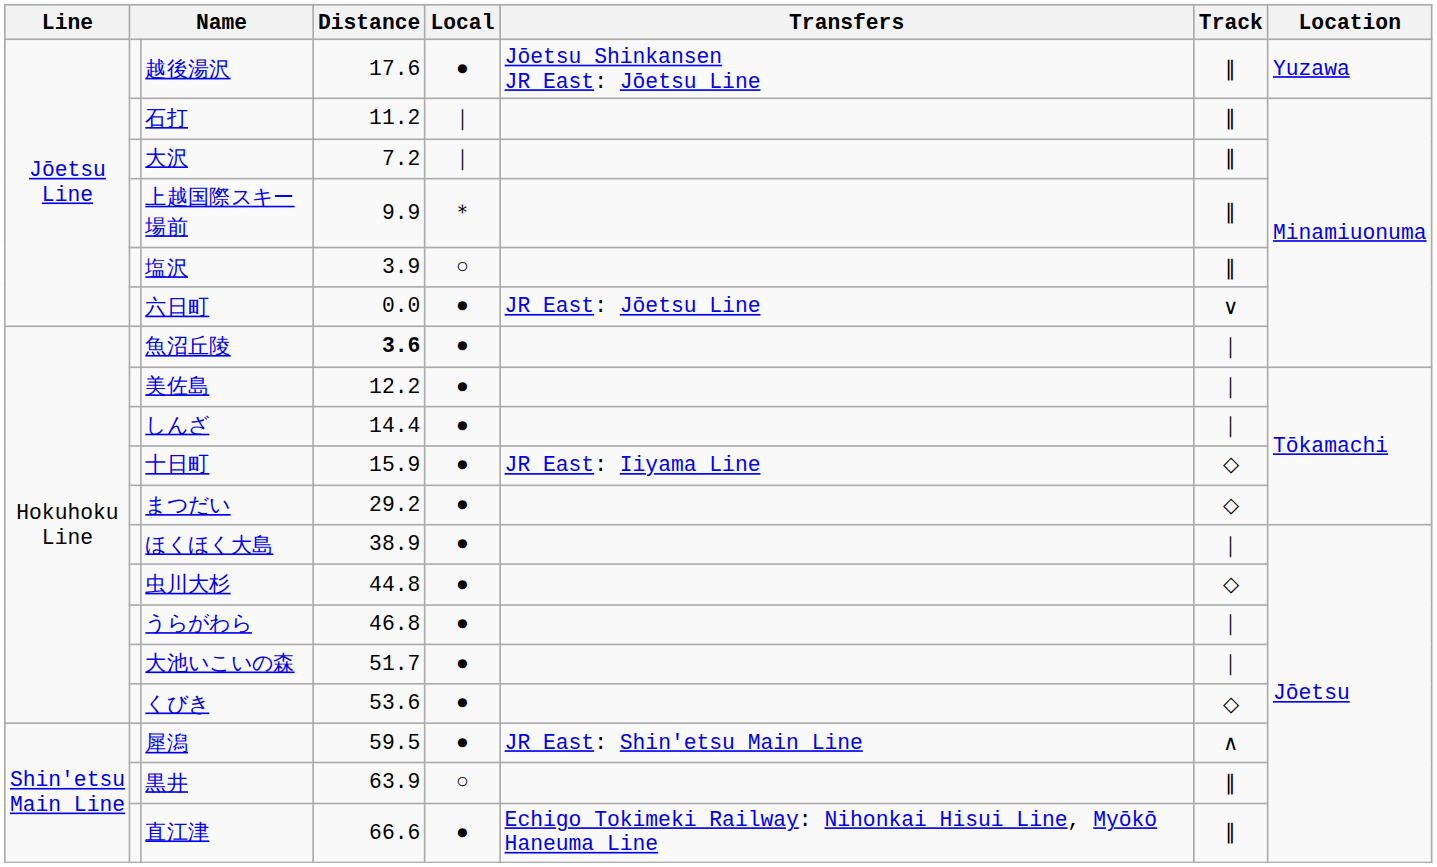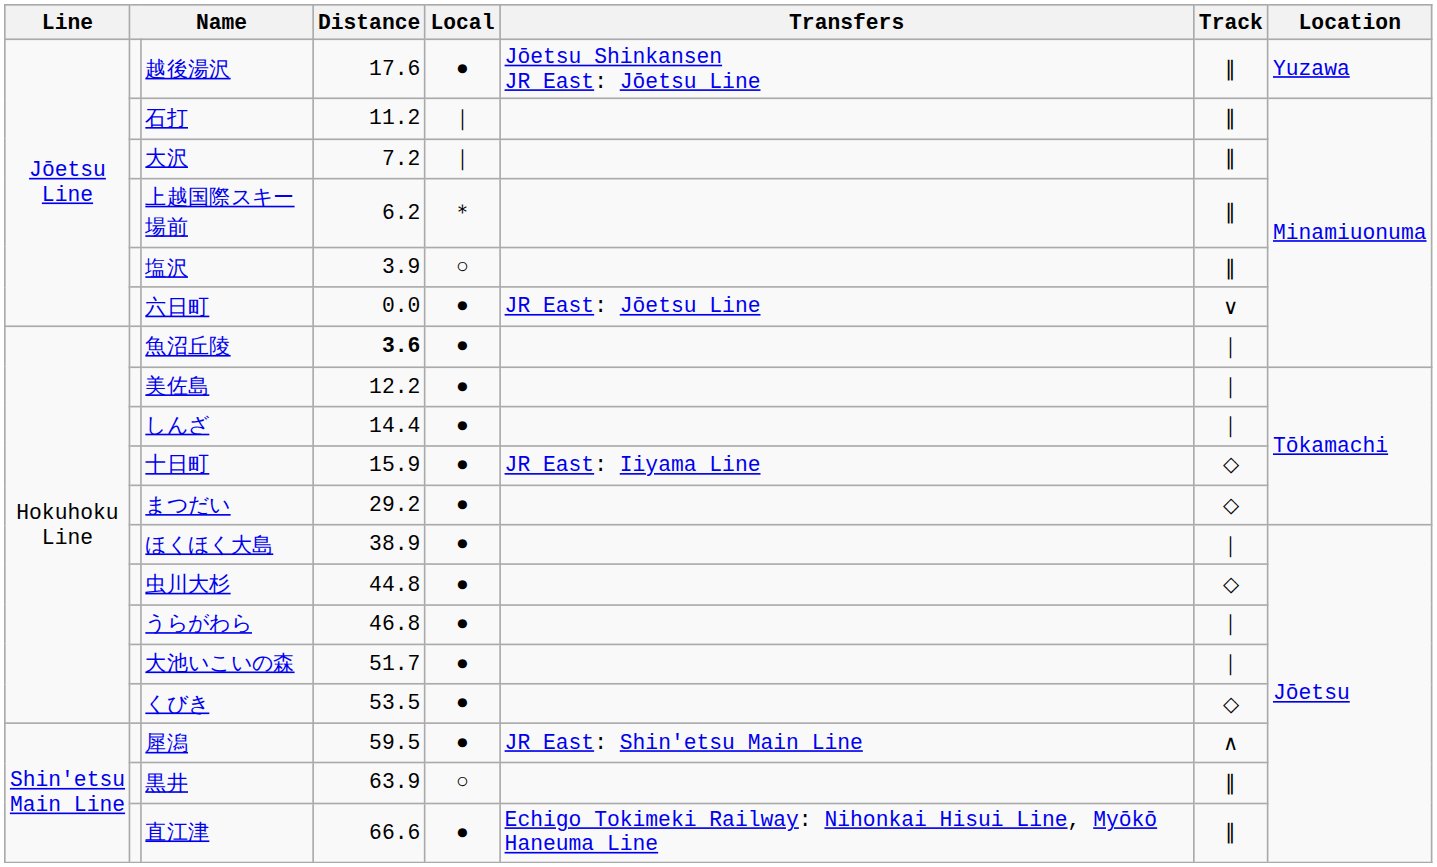(401, 213) 9.9 -> (401, 213) 6.2
(395, 704) 53.6 -> (395, 704) 53.5
